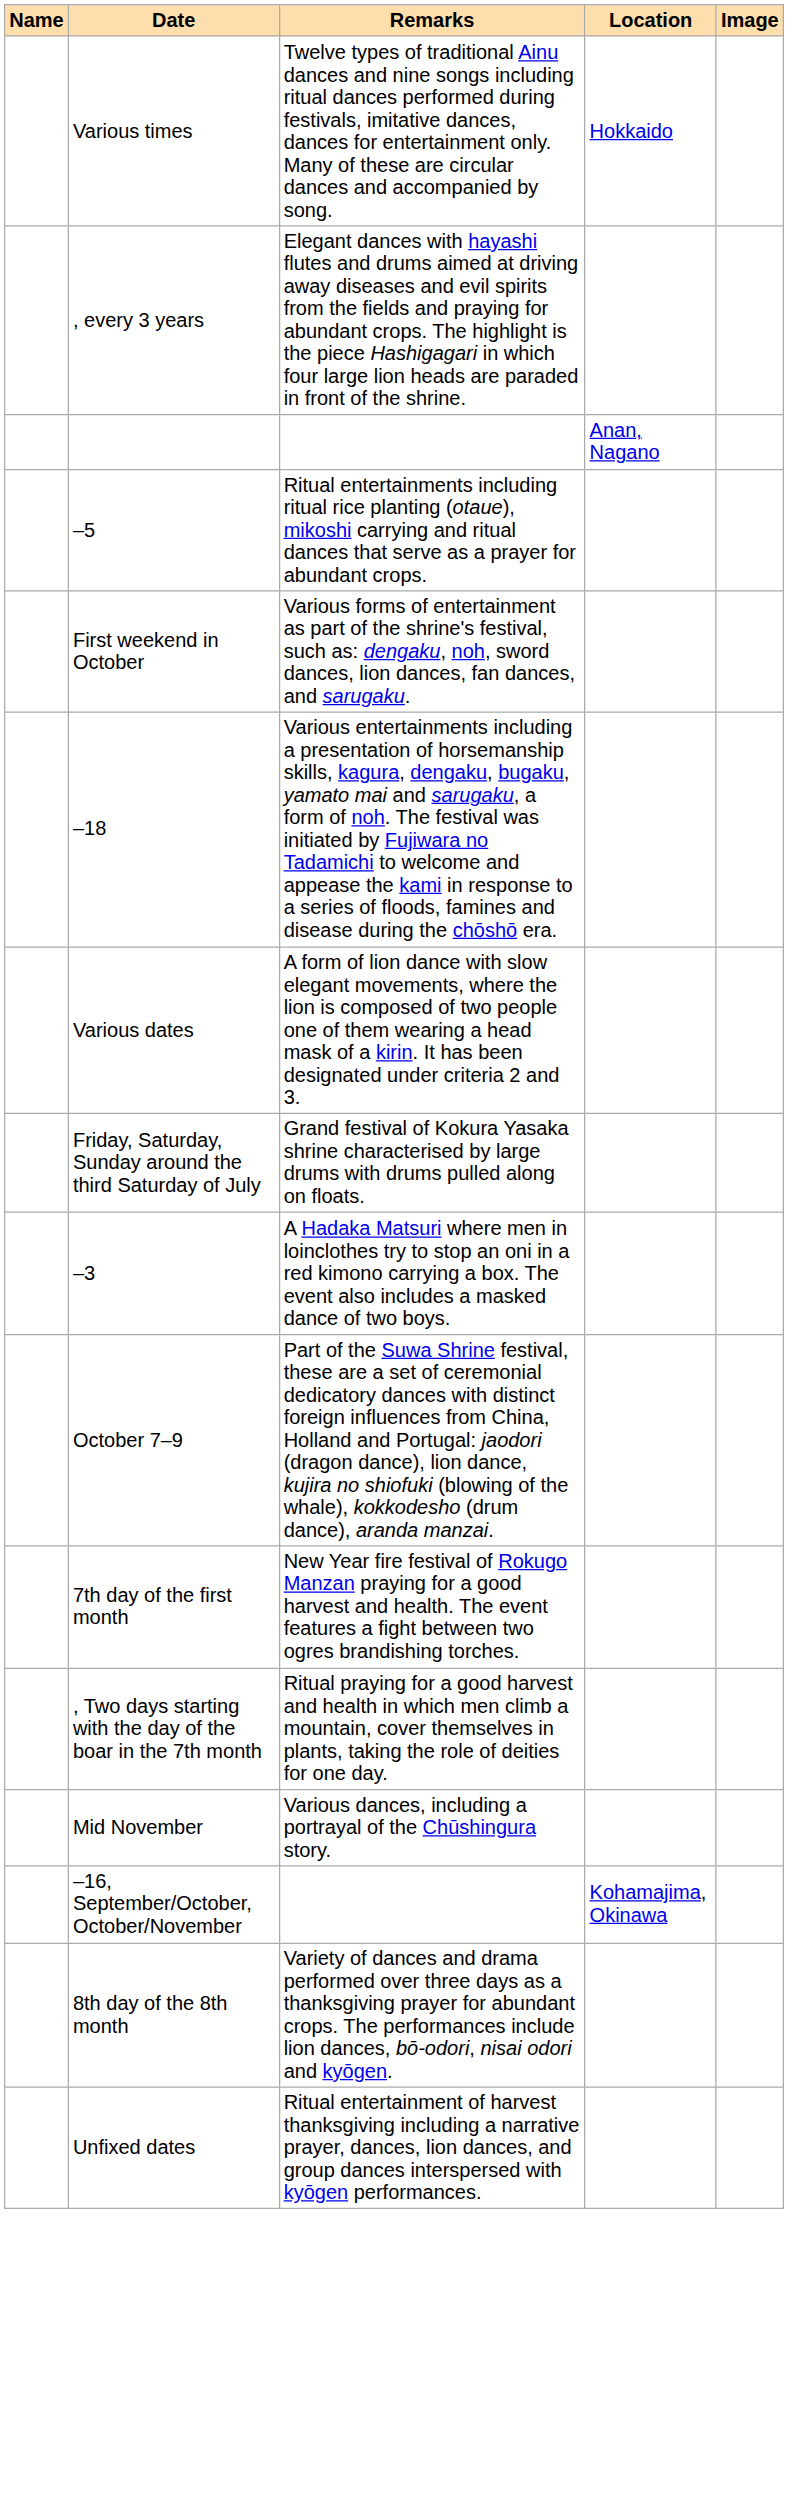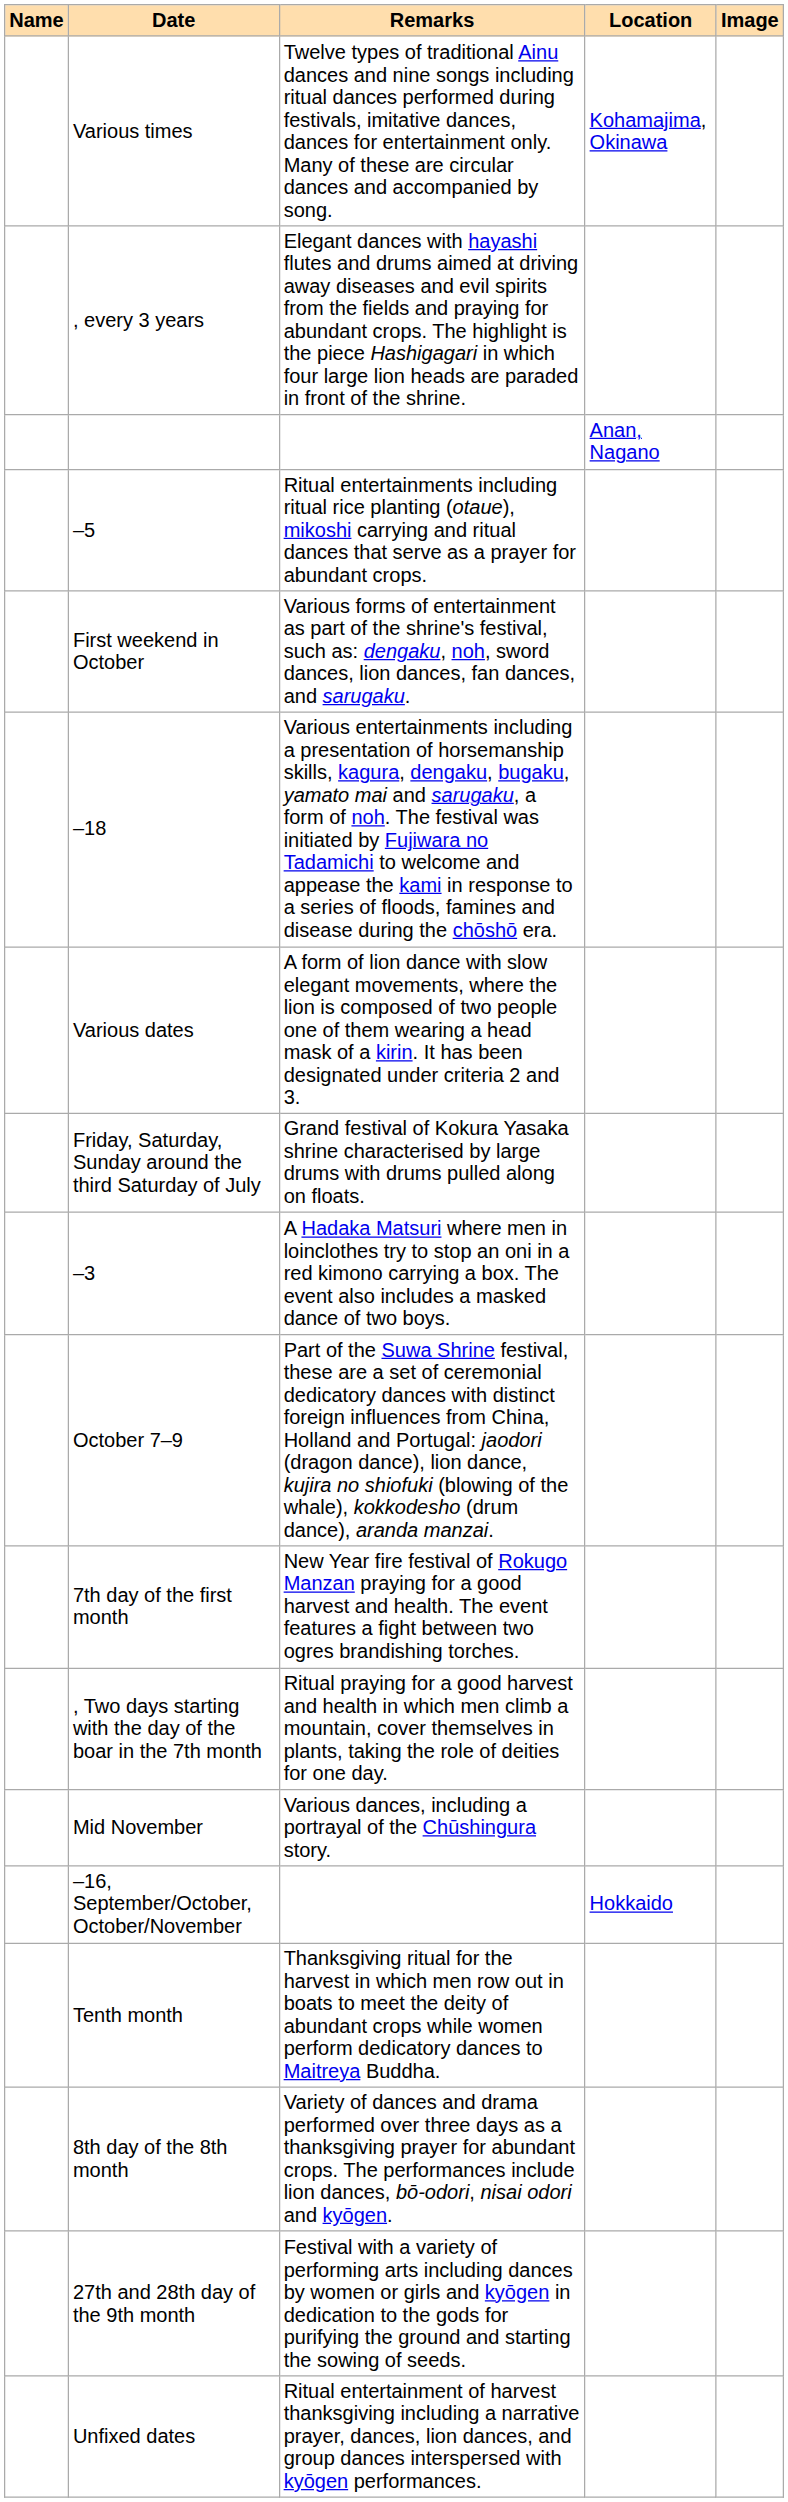(631, 130) Hokkaido -> (648, 130) Kohamajima, Okinawa
(648, 1904) Kohamajima, Okinawa -> (631, 1904) Hokkaido
+ row: (128, 2014)
+ row: (164, 2303)
